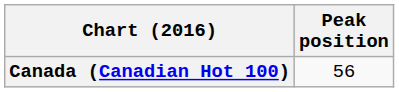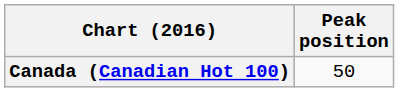(344, 72) 56 -> (344, 72) 50
